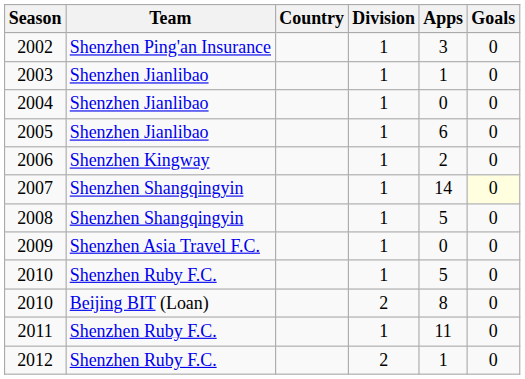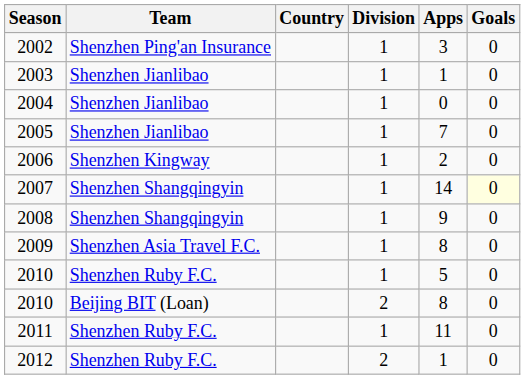(443, 132) 6 -> (443, 132) 7
(443, 217) 5 -> (443, 217) 9
(443, 246) 0 -> (443, 246) 8
